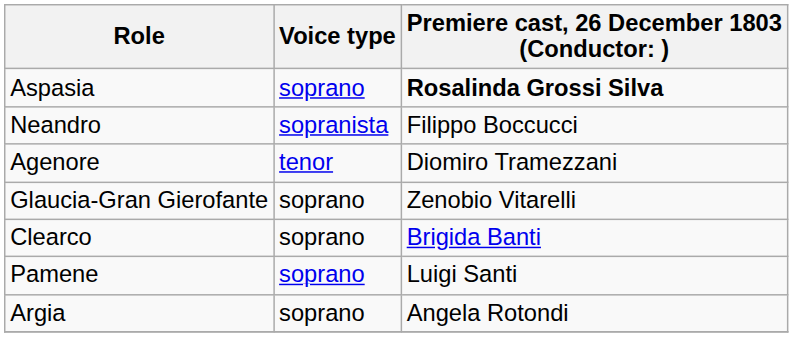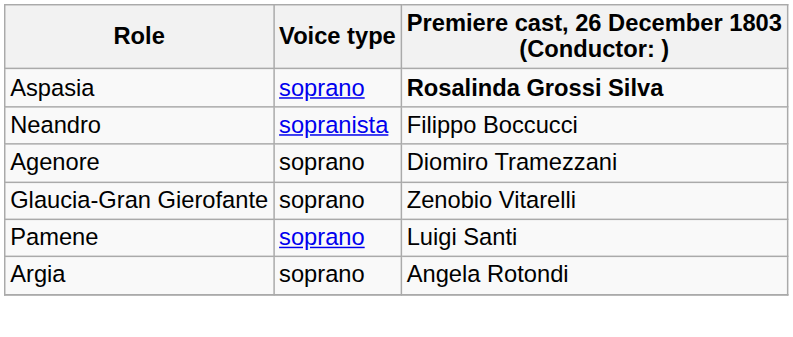(306, 162) tenor -> (322, 162) soprano
- row: (51, 237)
